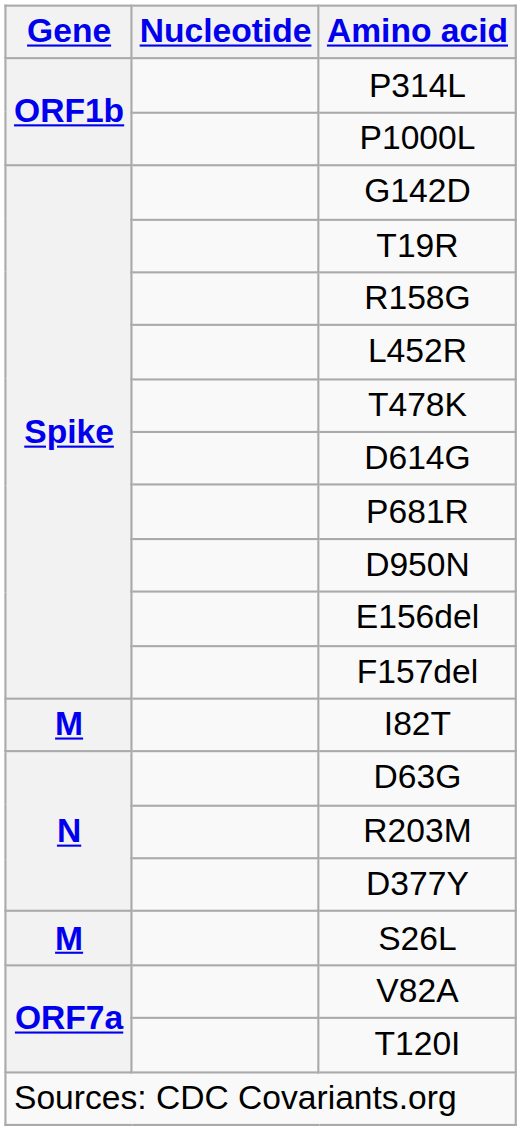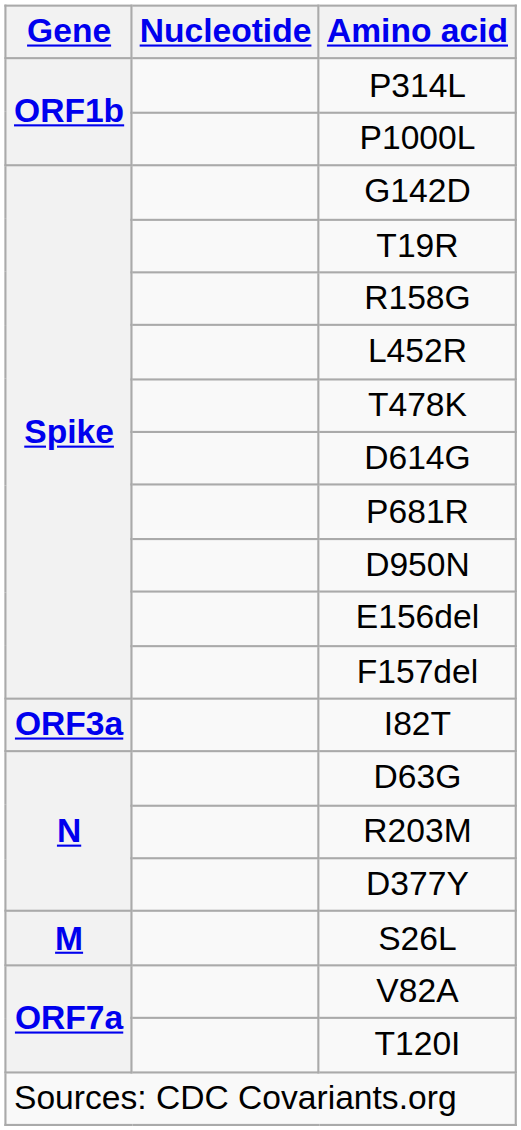(69, 724) M -> (69, 724) ORF3a
